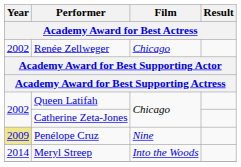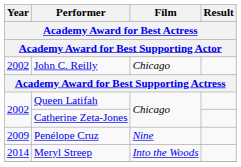- row: (72, 48)
+ row: (66, 65)
(18, 135) khaki background -> (18, 135) no background
